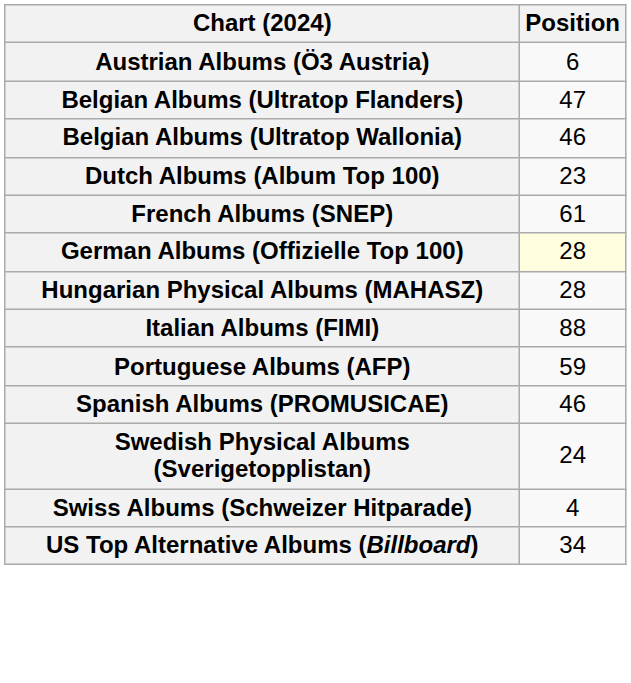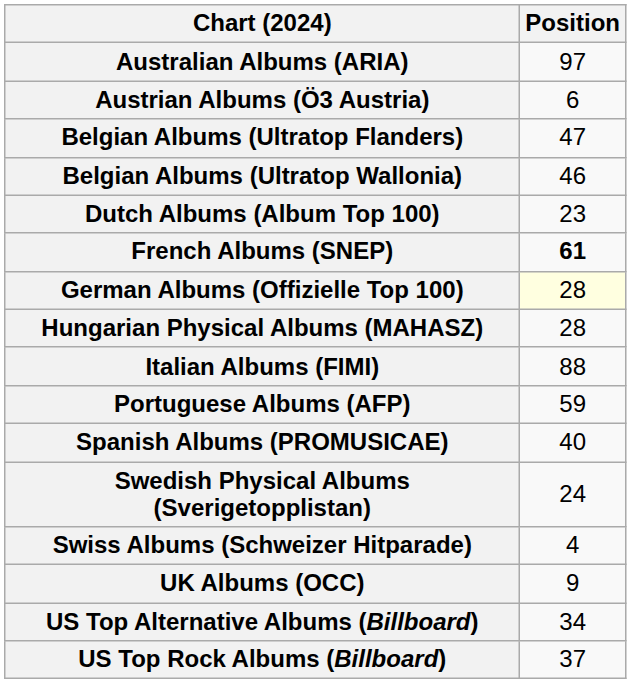+ row: (262, 61)
(573, 213) normal -> (573, 251) bold
(573, 404) 46 -> (573, 442) 40
+ row: (262, 583)
+ row: (262, 659)
